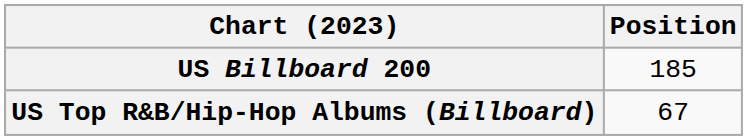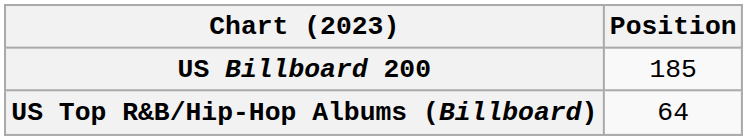(673, 113) 67 -> (673, 113) 64
